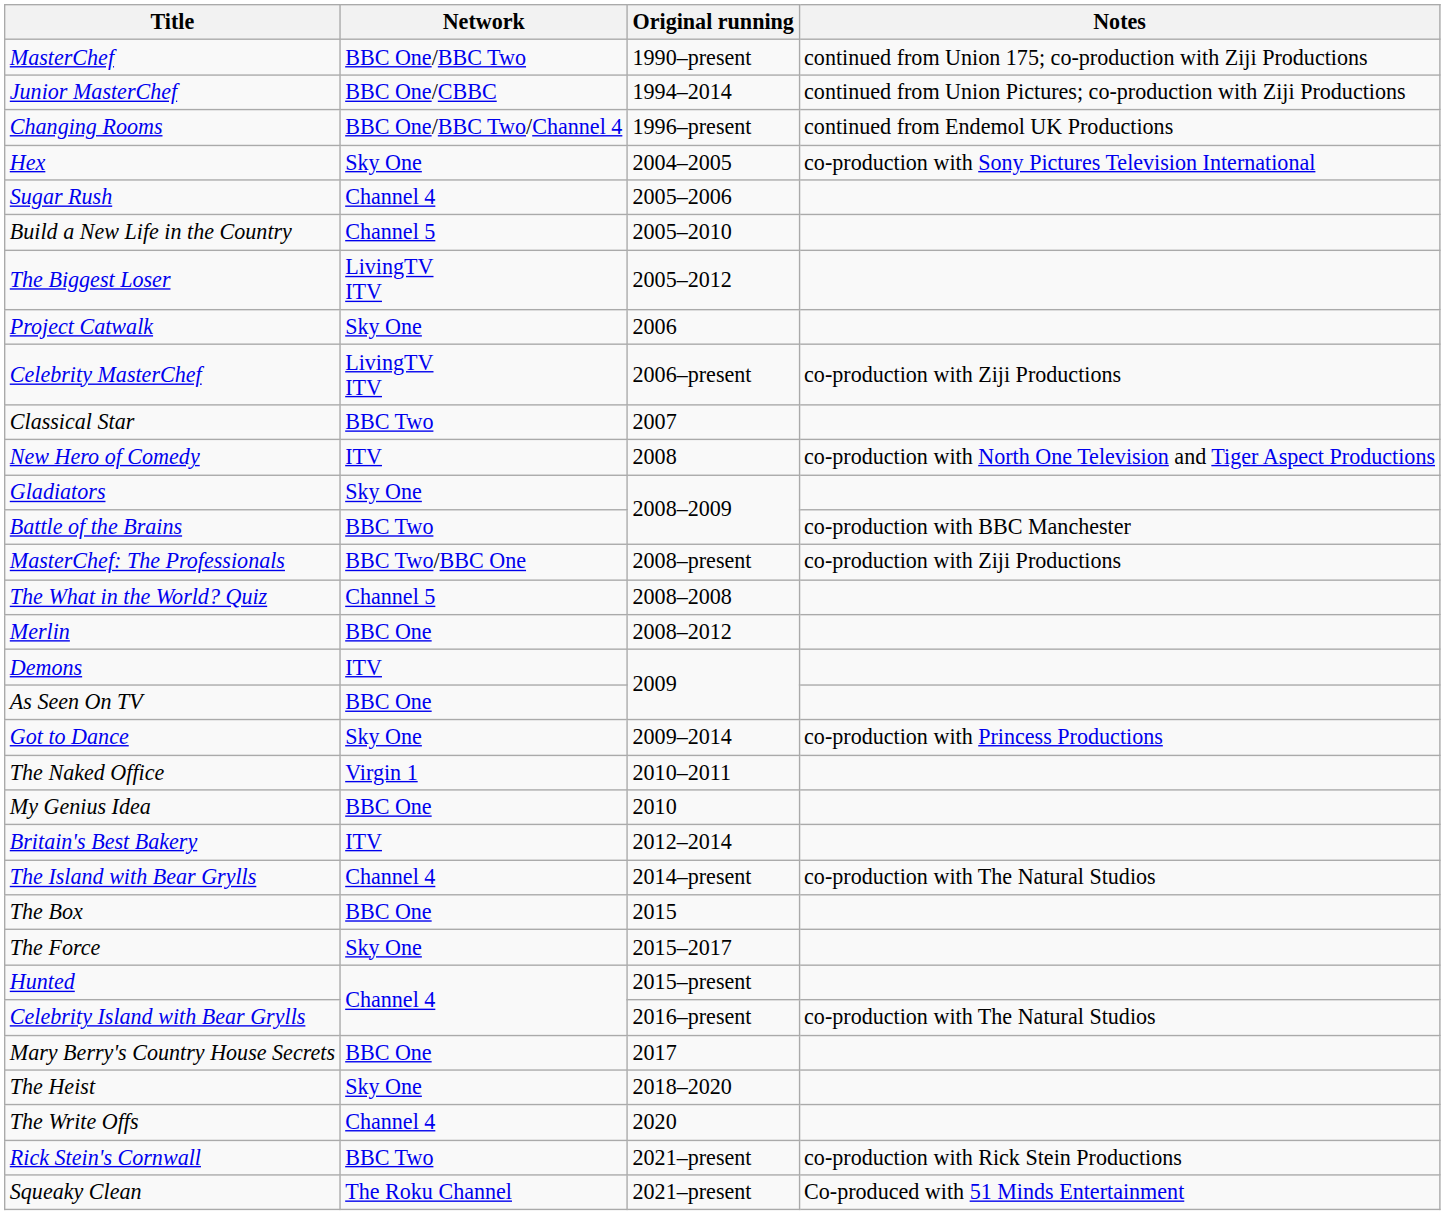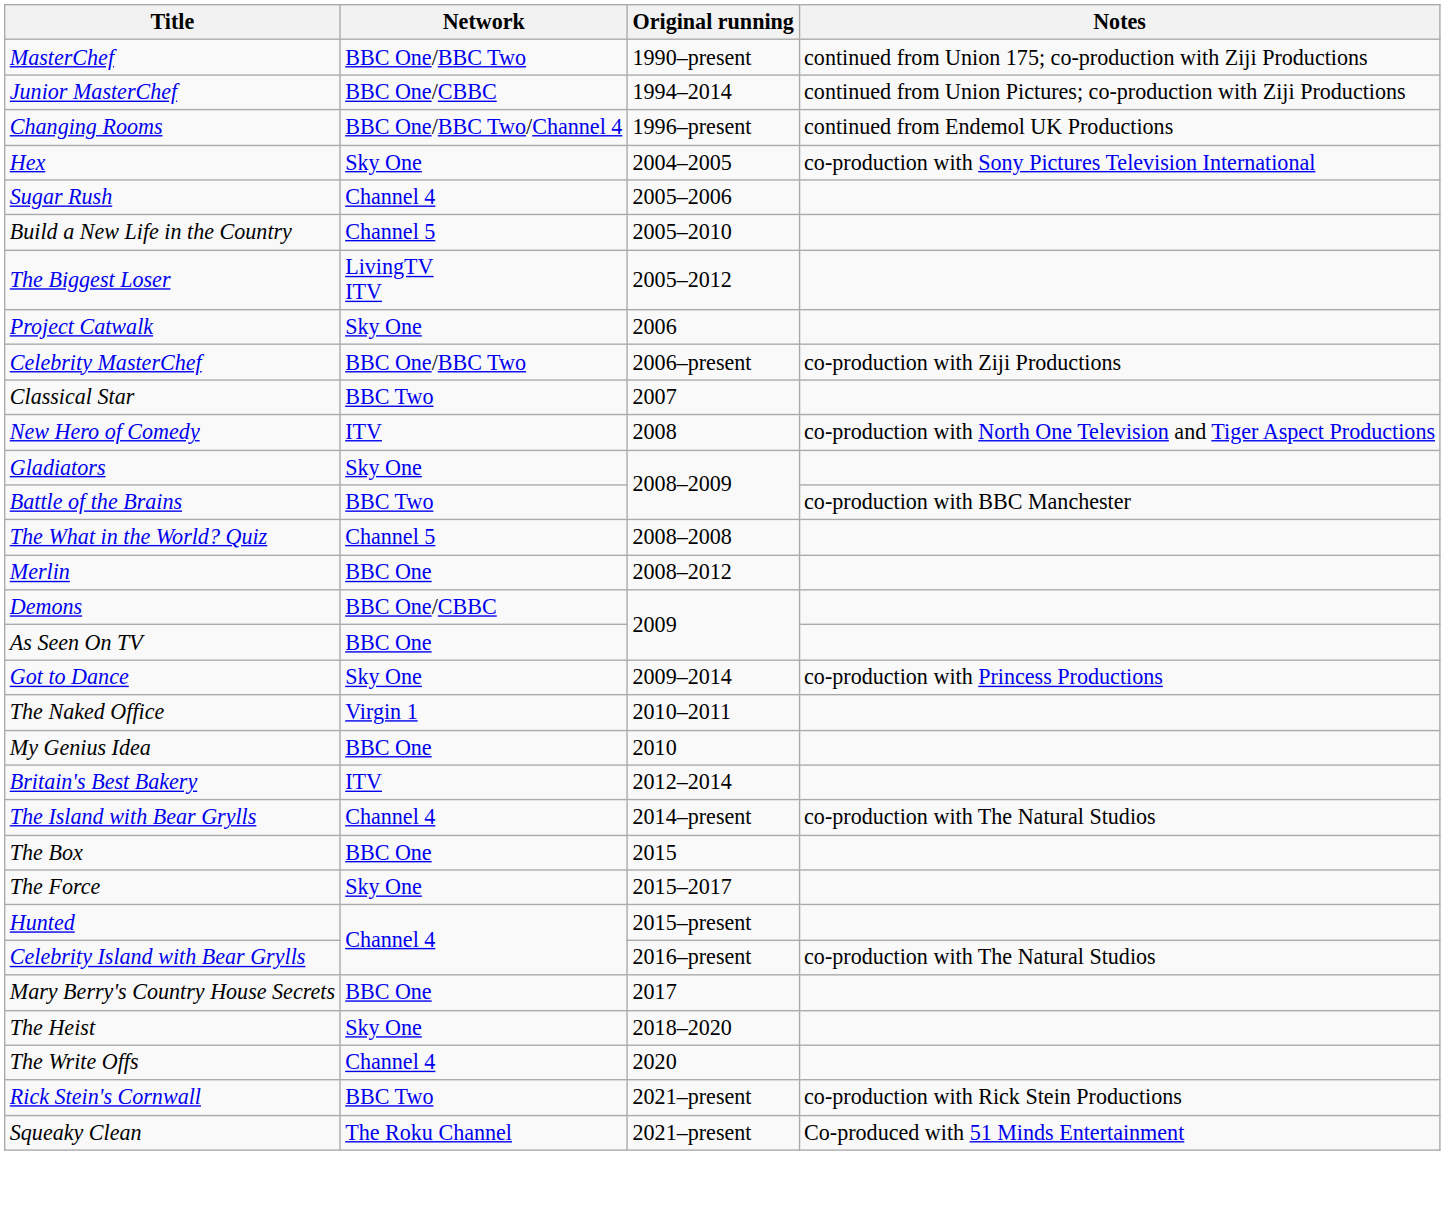(389, 374) LivingTV ITV -> (436, 362) BBC One/BBC Two
- row: (147, 561)
(364, 666) ITV -> (421, 607) BBC One/CBBC
